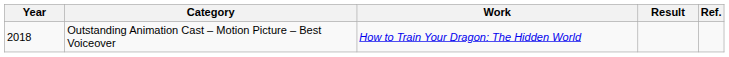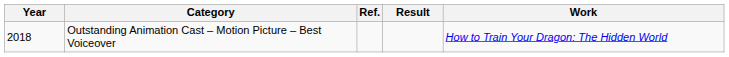columns swapped: (497, 13) <-> (711, 13)
